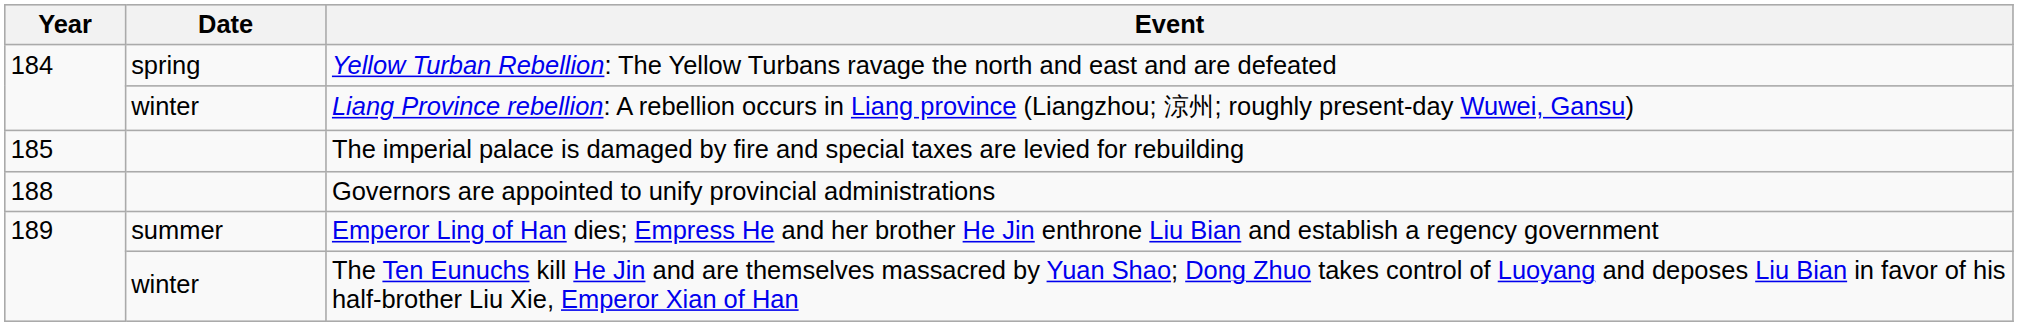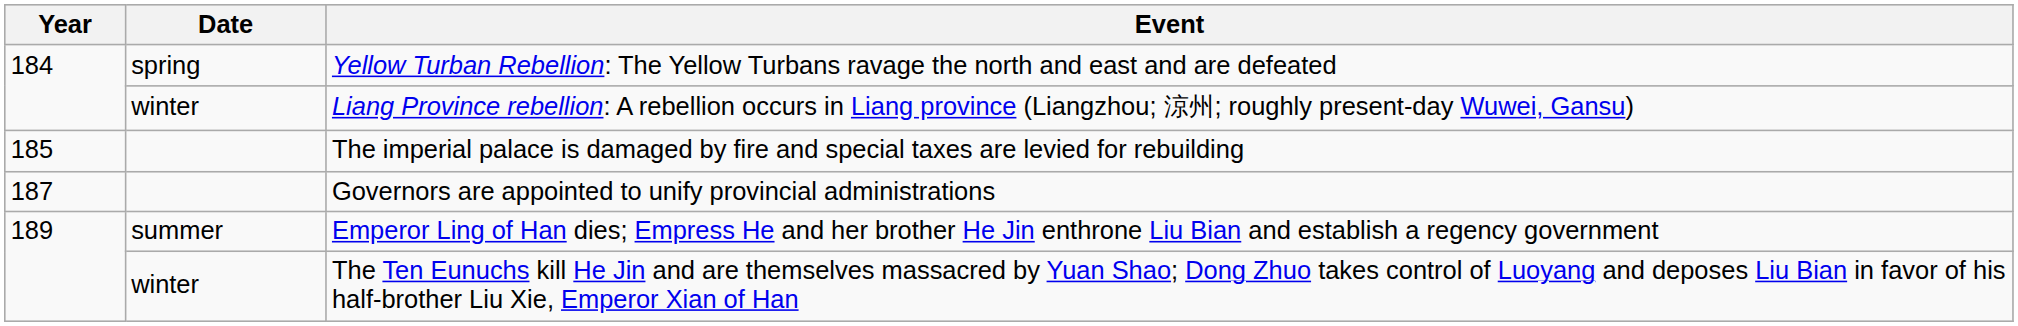(32, 190) 188 -> (32, 190) 187
